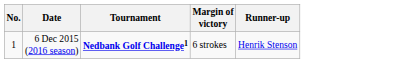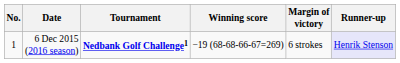+ column: (238, 18)
(268, 45) no background -> (363, 45) lavender background
